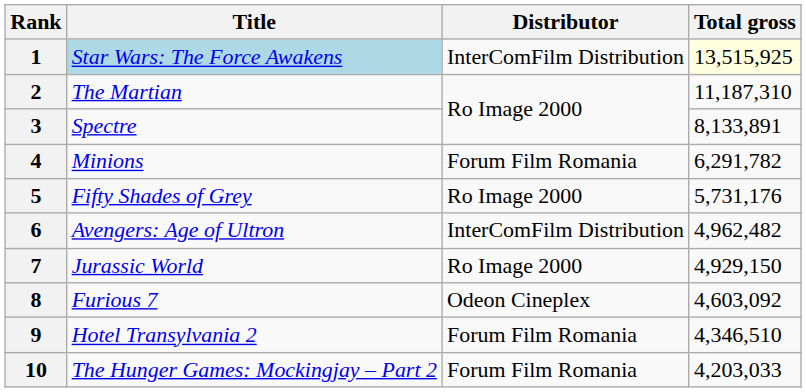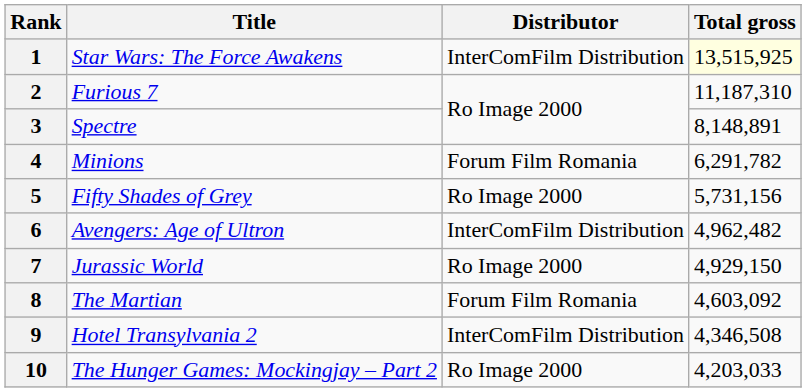(207, 56) lightblue background -> (207, 56) no background
(127, 91) The Martian -> (115, 91) Furious 7
(738, 126) 8,133,891 -> (738, 126) 8,148,891
(738, 195) 5,731,176 -> (738, 195) 5,731,156
(115, 299) Furious 7 -> (127, 299) The Martian
(519, 299) Odeon Cineplex -> (542, 299) Forum Film Romania
(542, 334) Forum Film Romania -> (565, 334) InterComFilm Distribution
(738, 334) 4,346,510 -> (738, 334) 4,346,508
(542, 369) Forum Film Romania -> (515, 369) Ro Image 2000
